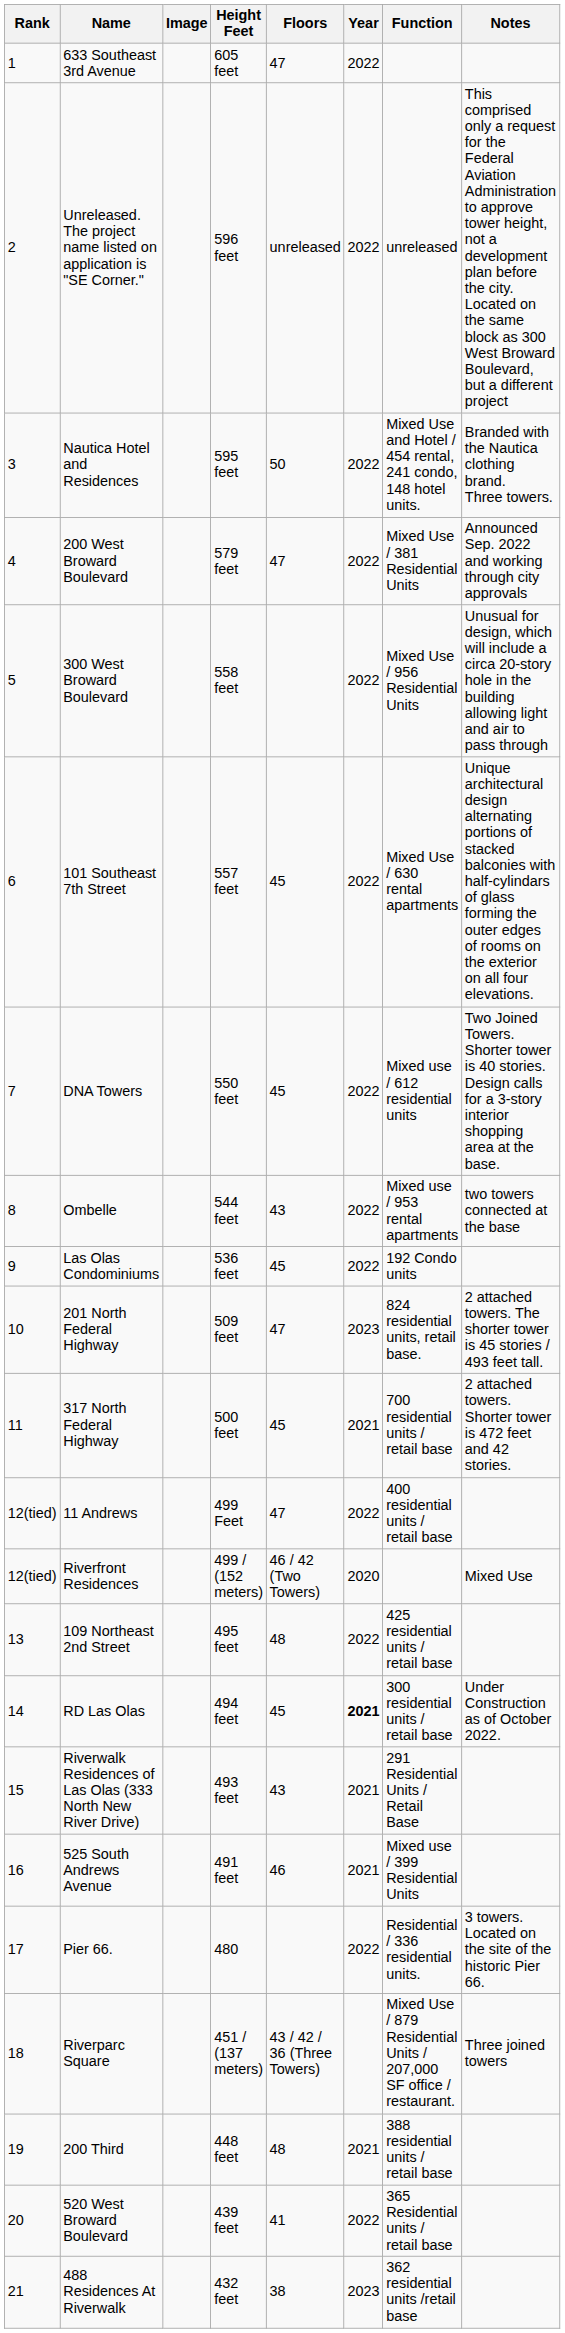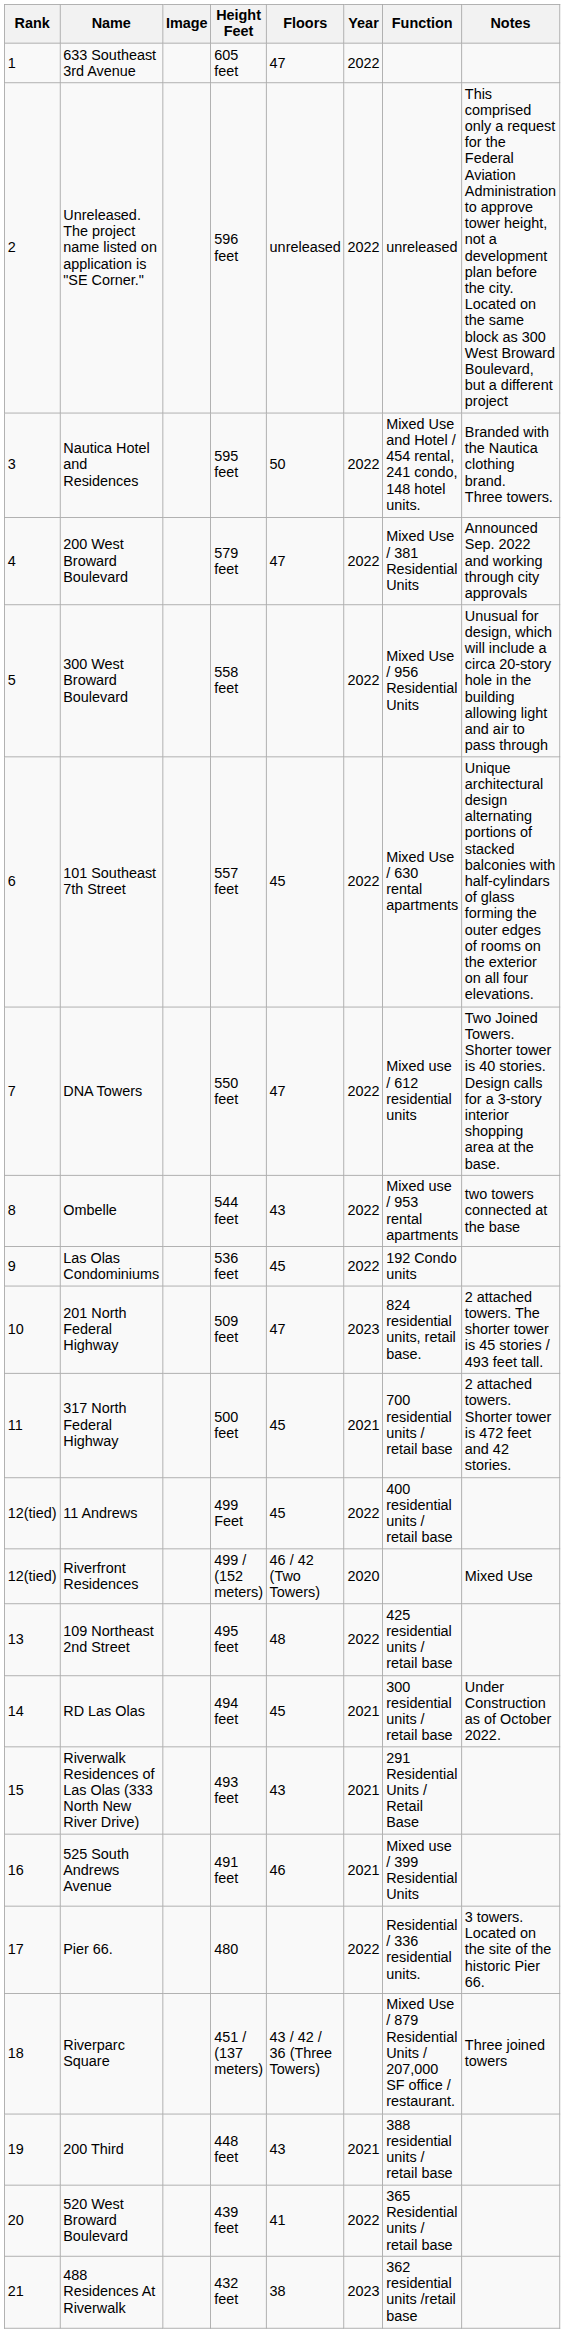(278, 1091) 45 -> (278, 1091) 47
(278, 1513) 47 -> (278, 1513) 45
(364, 1711) bold -> (364, 1711) normal
(278, 2149) 48 -> (278, 2149) 43
